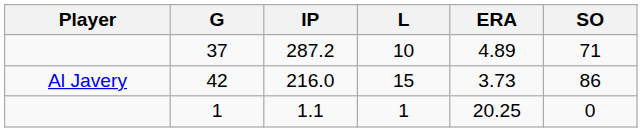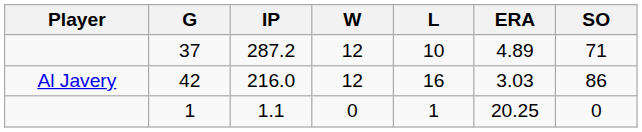+ column: (352, 19)
(404, 80) 15 -> (434, 80) 16
(497, 80) 3.73 -> (515, 80) 3.03
